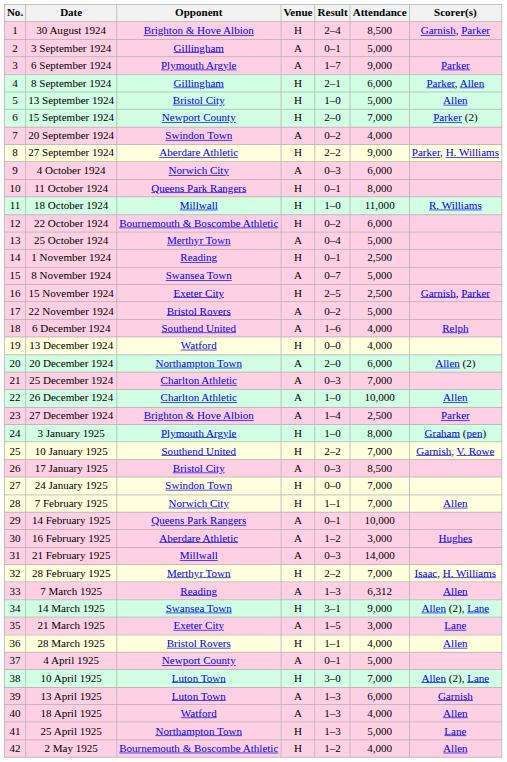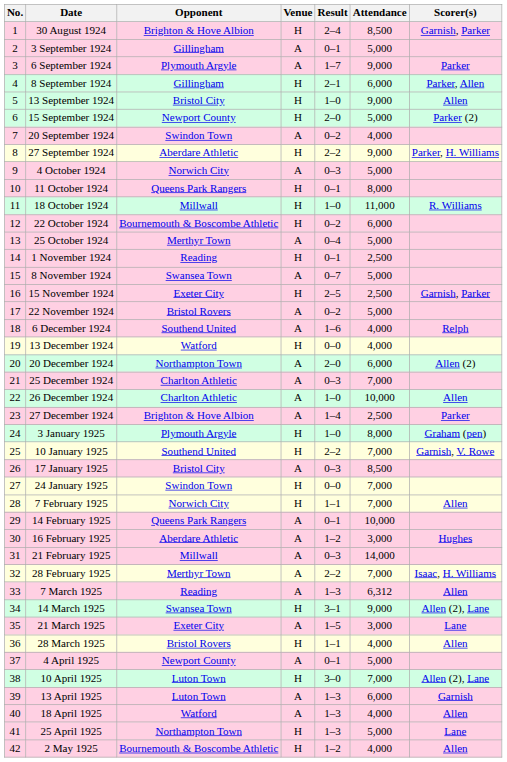(380, 100) 5,000 -> (380, 100) 9,000
(380, 118) 7,000 -> (380, 118) 5,000
(380, 170) 6,000 -> (380, 170) 5,000
(298, 573) H -> (298, 573) A
